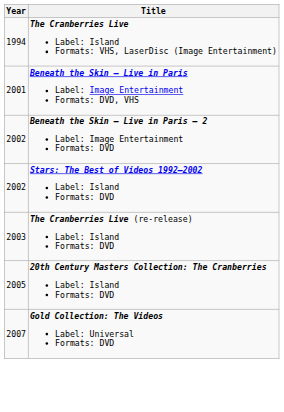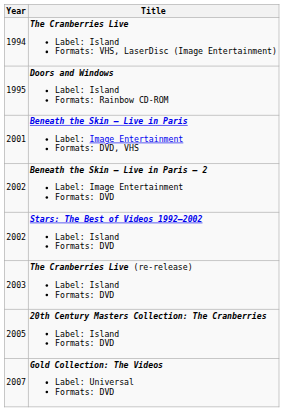+ row: (153, 87)
